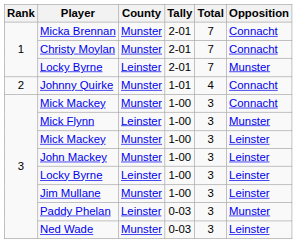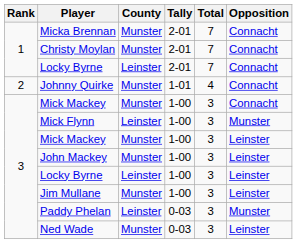(250, 67) Munster -> (253, 67) Connacht
